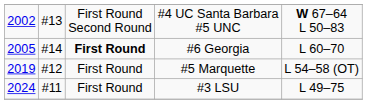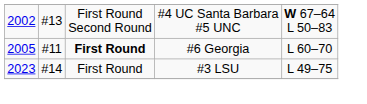(52, 48) #14 -> (52, 48) #11
- row: (218, 68)
(21, 88) 2024 -> (21, 68) 2023
(52, 88) #11 -> (52, 68) #14
